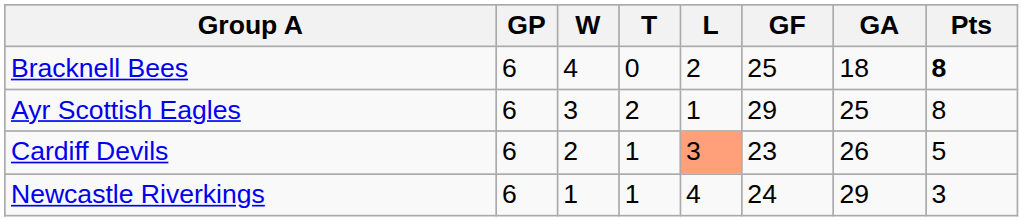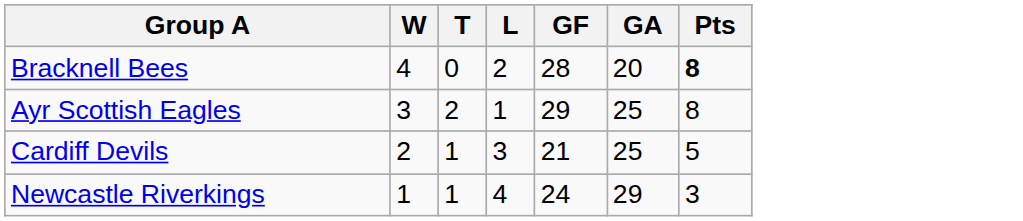- column: (526, 25)
(762, 67) 25 -> (555, 67) 28
(854, 67) 18 -> (628, 67) 20
(693, 151) lightsalmon background -> (500, 151) no background
(762, 151) 23 -> (555, 151) 21
(854, 151) 26 -> (628, 151) 25
